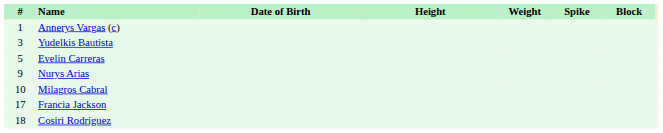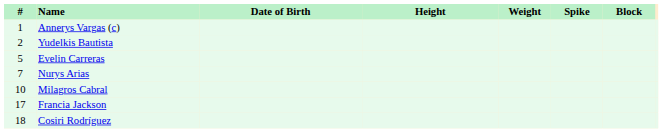(20, 42) 3 -> (20, 42) 2
(20, 74) 9 -> (20, 74) 7
